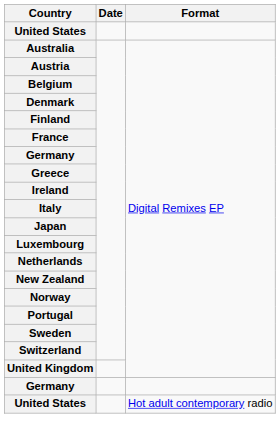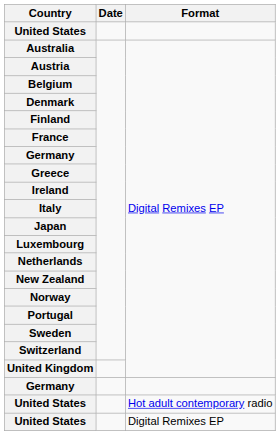+ row: (50, 421)
